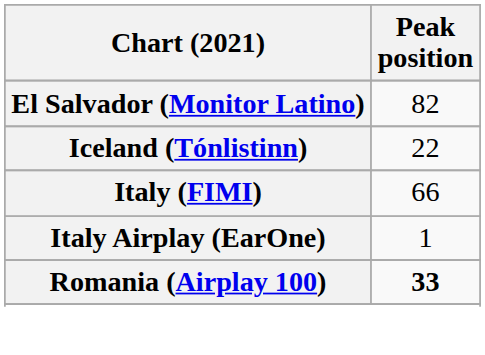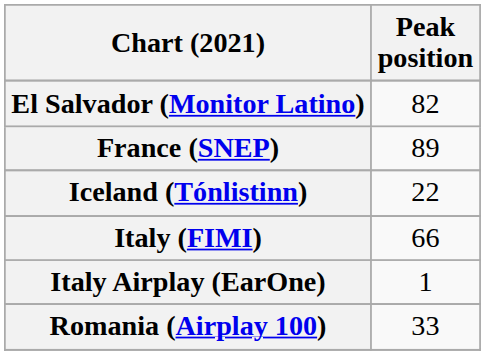+ row: (188, 147)
(425, 281) bold -> (425, 326) normal
